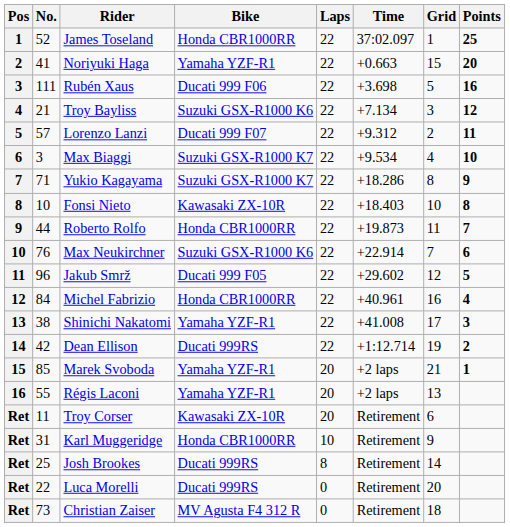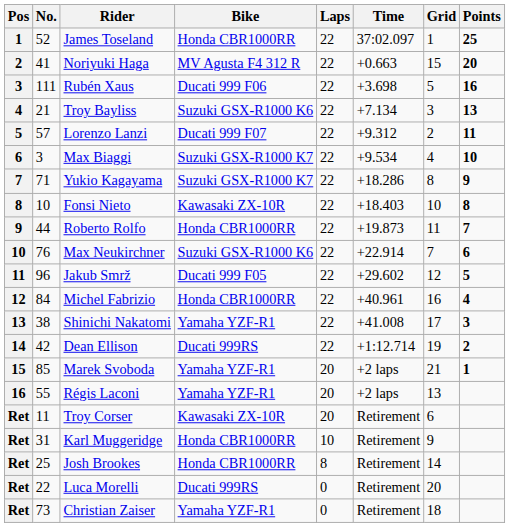(226, 63) Yamaha YZF-R1 -> (239, 63) MV Agusta F4 312 R
(470, 110) 12 -> (470, 110) 13
(218, 464) Ducati 999RS -> (237, 464) Honda CBR1000RR
(239, 511) MV Agusta F4 312 R -> (226, 511) Yamaha YZF-R1
